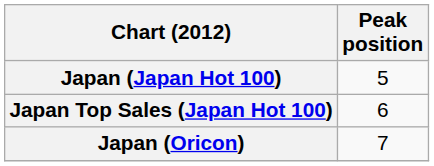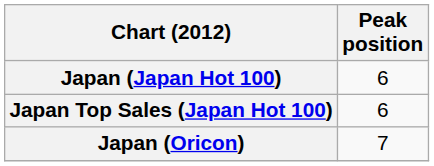(383, 77) 5 -> (383, 77) 6
